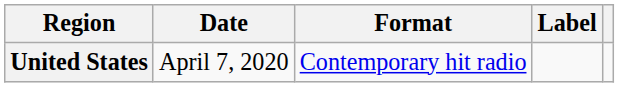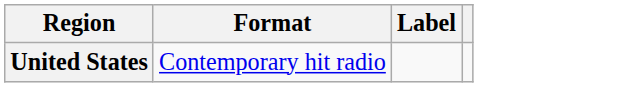- column: (224, 23)
